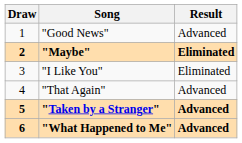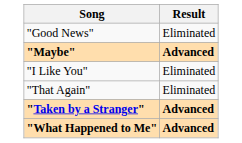- column: (22, 14)
(202, 33) Advanced -> (189, 33) Eliminated
(206, 52) Eliminated -> (188, 52) Advanced
(202, 90) Advanced -> (189, 90) Eliminated
